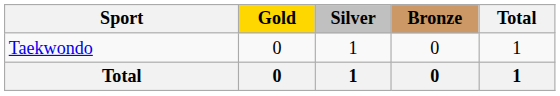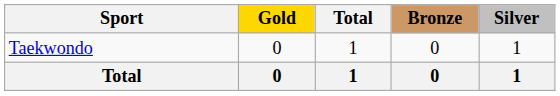columns swapped: (353, 18) <-> (517, 18)
